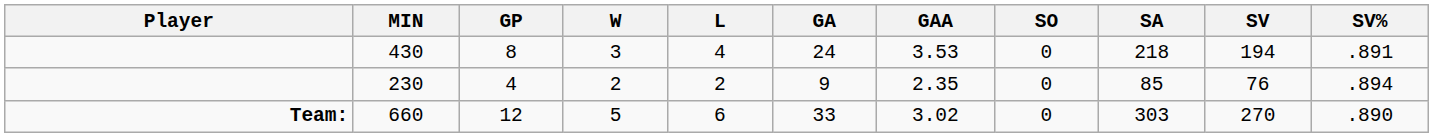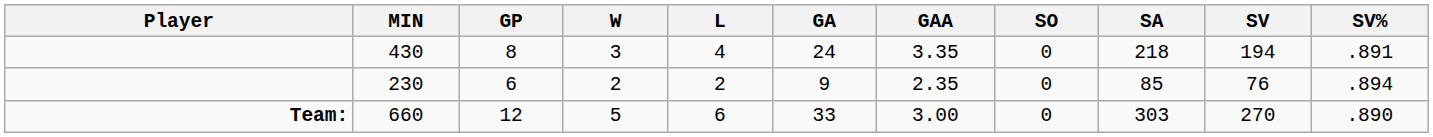(935, 52) 3.53 -> (935, 52) 3.35
(511, 84) 4 -> (511, 84) 6
(935, 116) 3.02 -> (935, 116) 3.00
